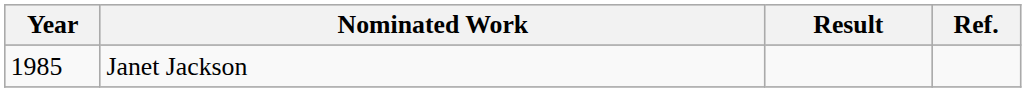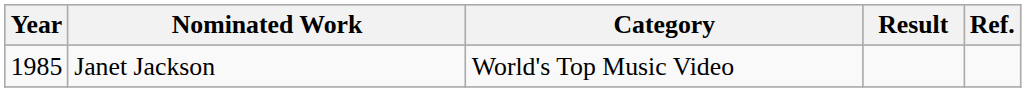+ column: (664, 24)
